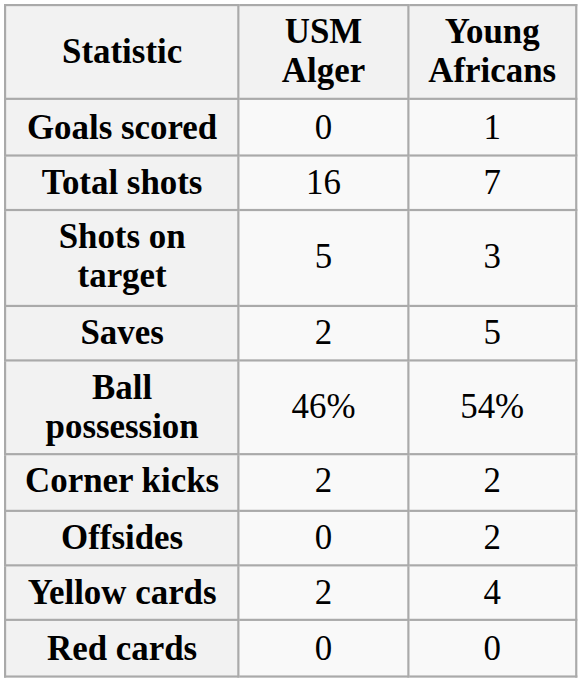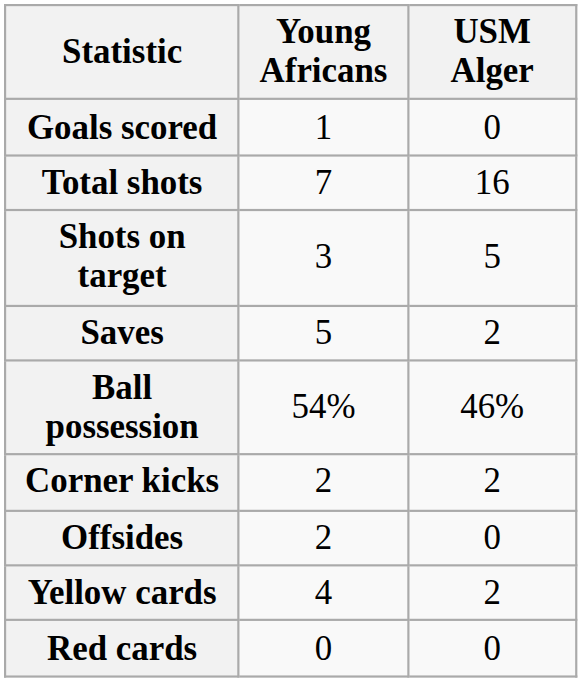columns swapped: (323, 51) <-> (492, 51)
